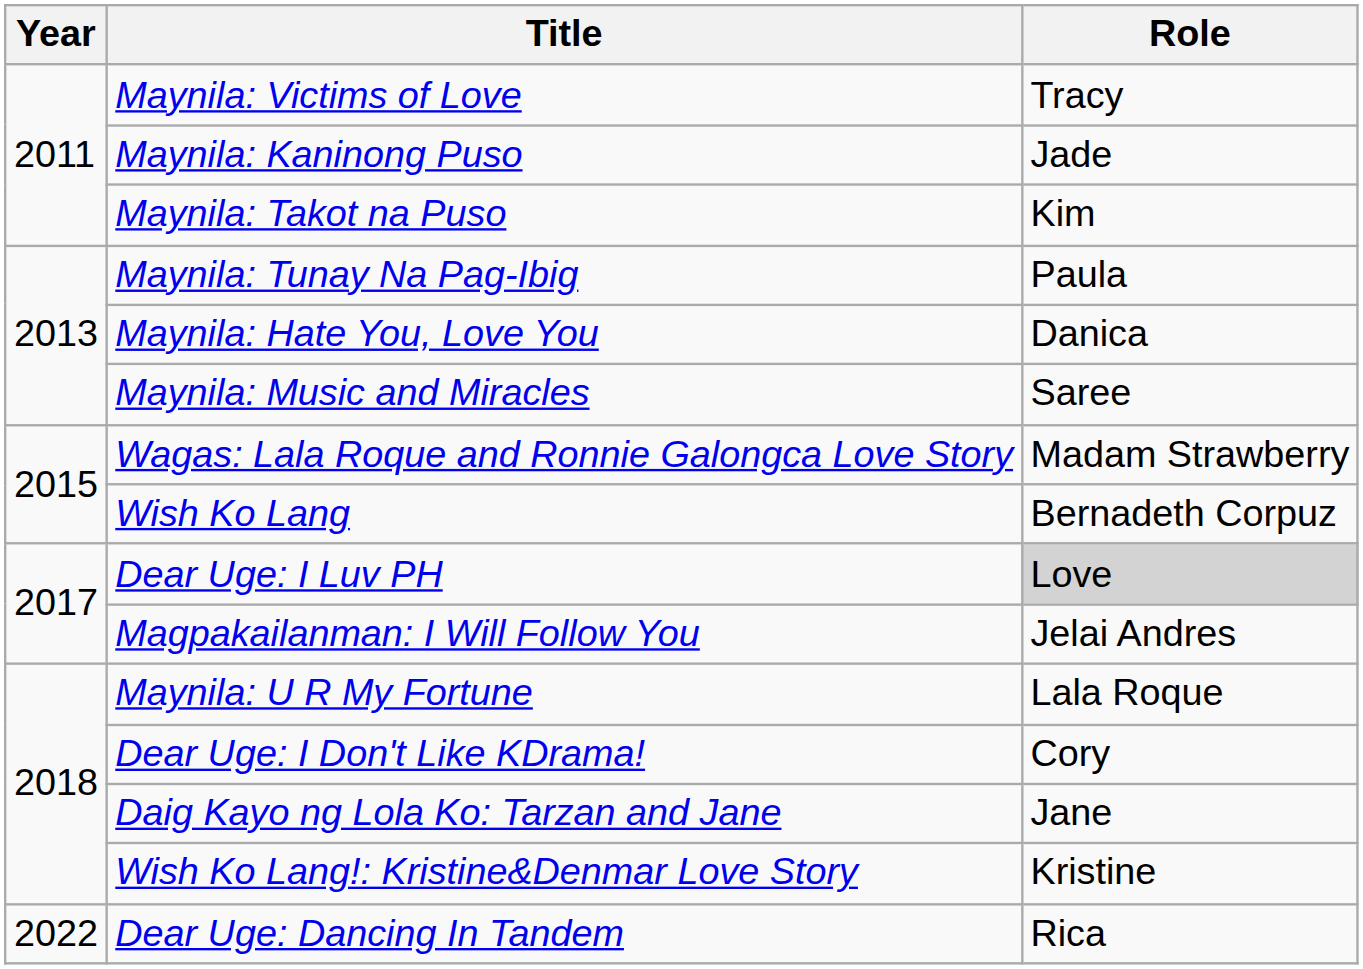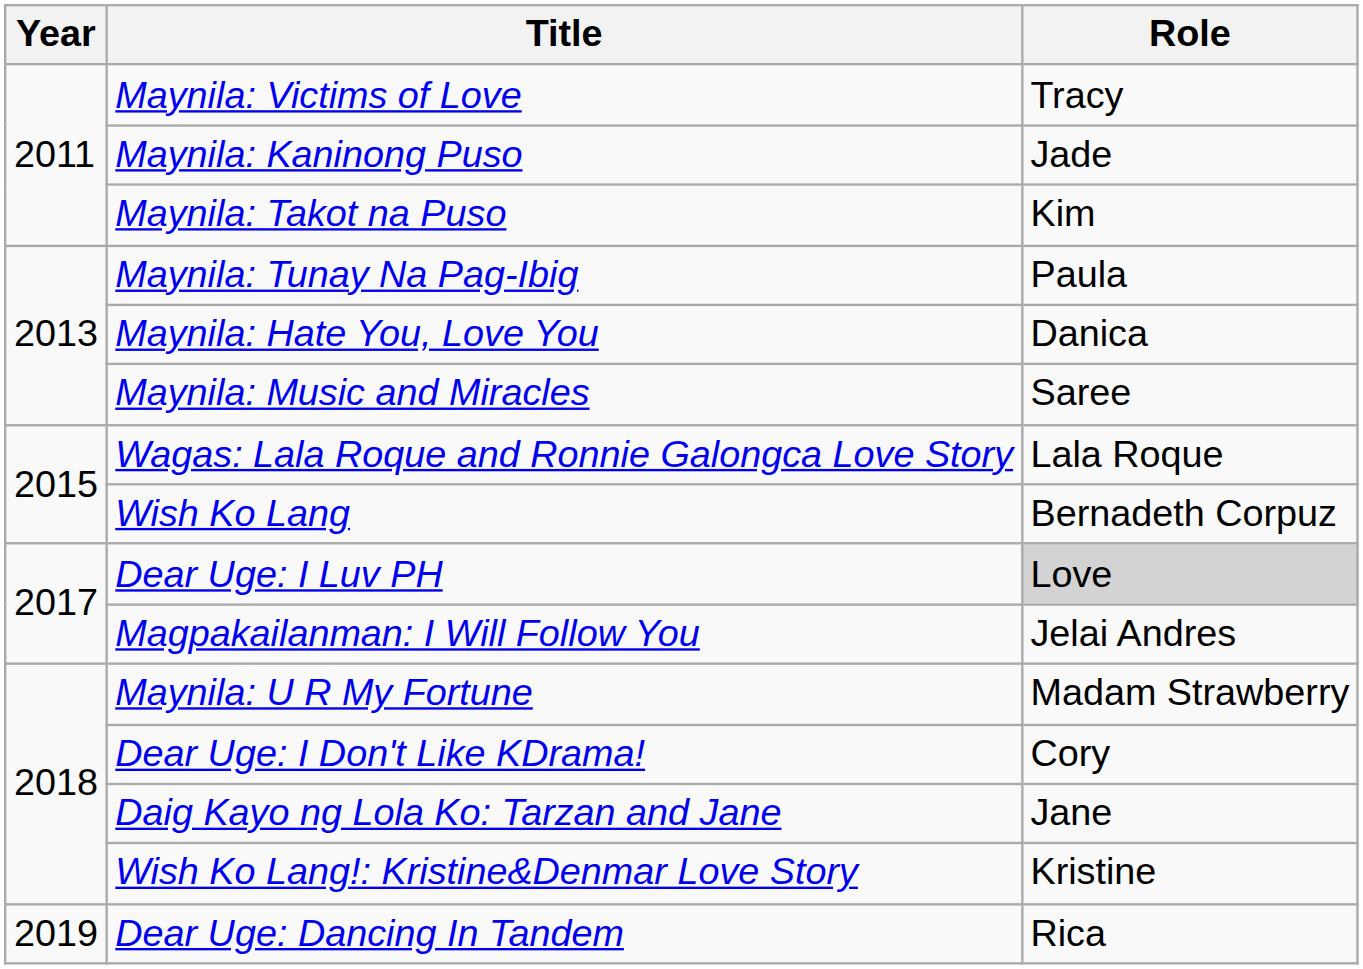(1190, 453) Madam Strawberry -> (1127, 453) Lala Roque
(1127, 693) Lala Roque -> (1190, 693) Madam Strawberry
(56, 932) 2022 -> (56, 932) 2019
